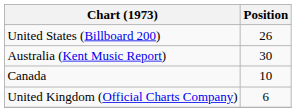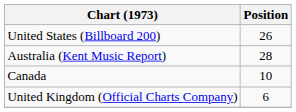(266, 55) 30 -> (266, 55) 28
